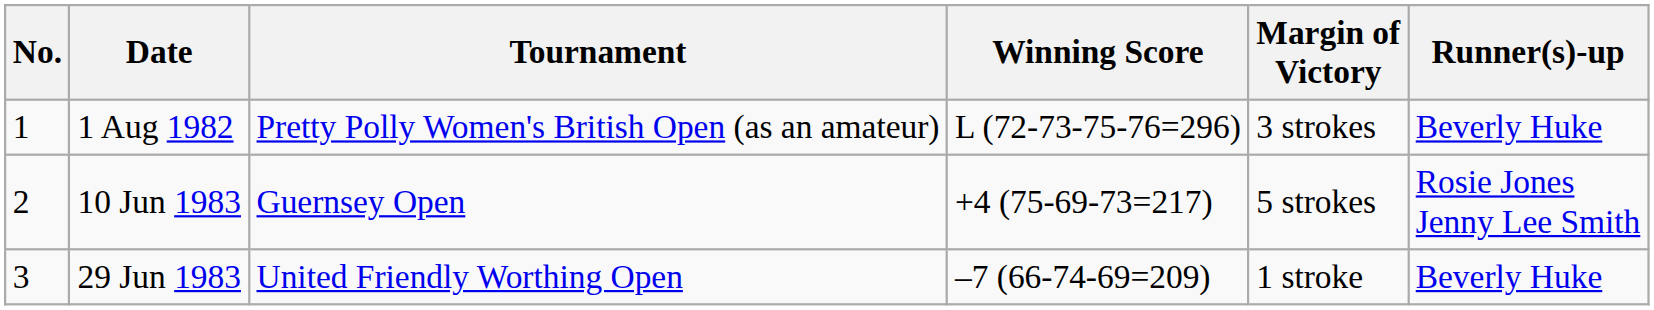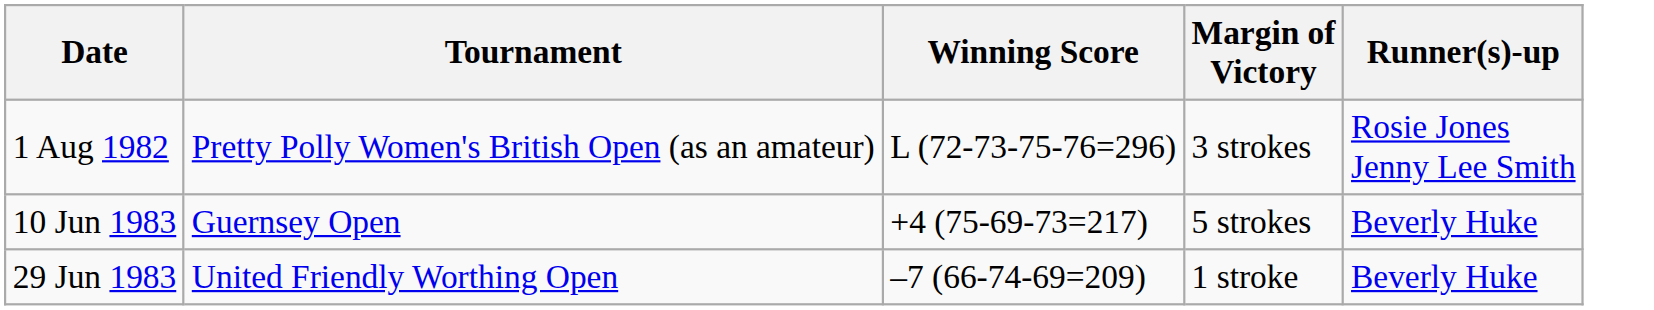- column: (37, 52)
(1509, 126) Beverly Huke -> (1463, 146) Rosie Jones Jenny Lee Smith
(1528, 201) Rosie Jones Jenny Lee Smith -> (1444, 221) Beverly Huke
